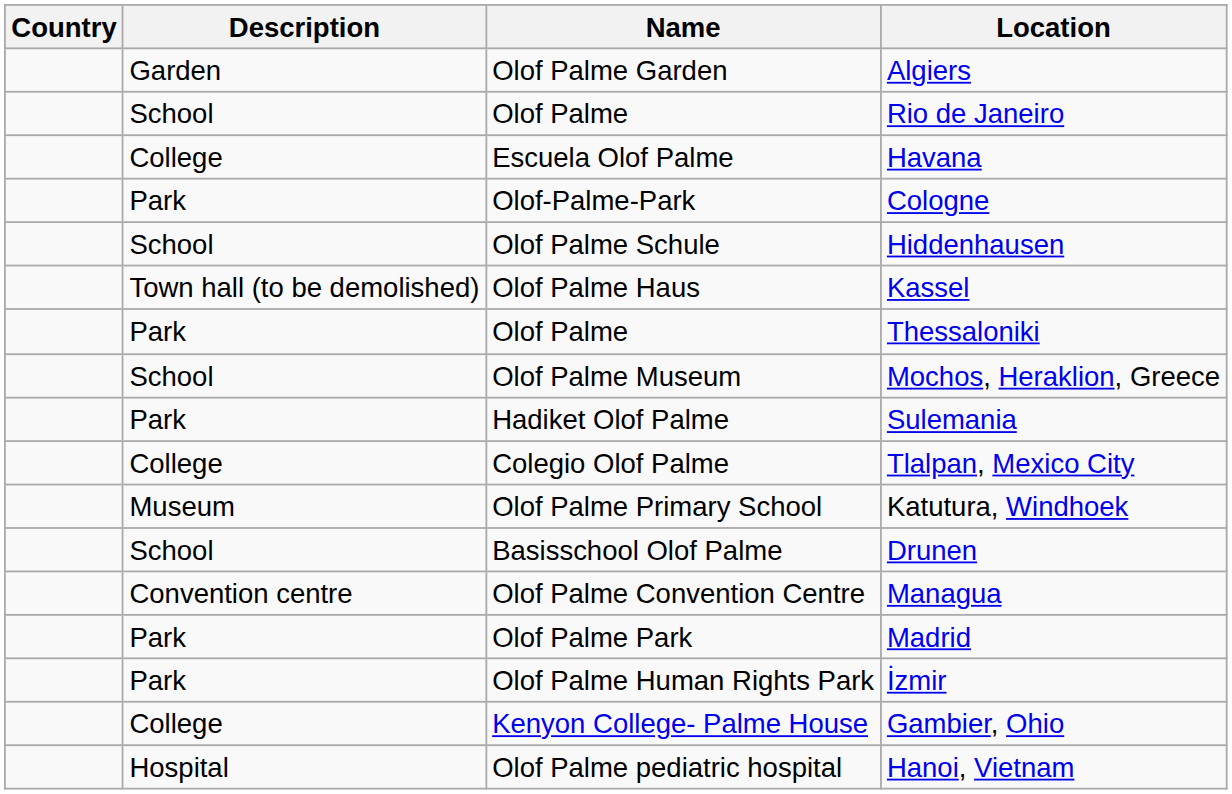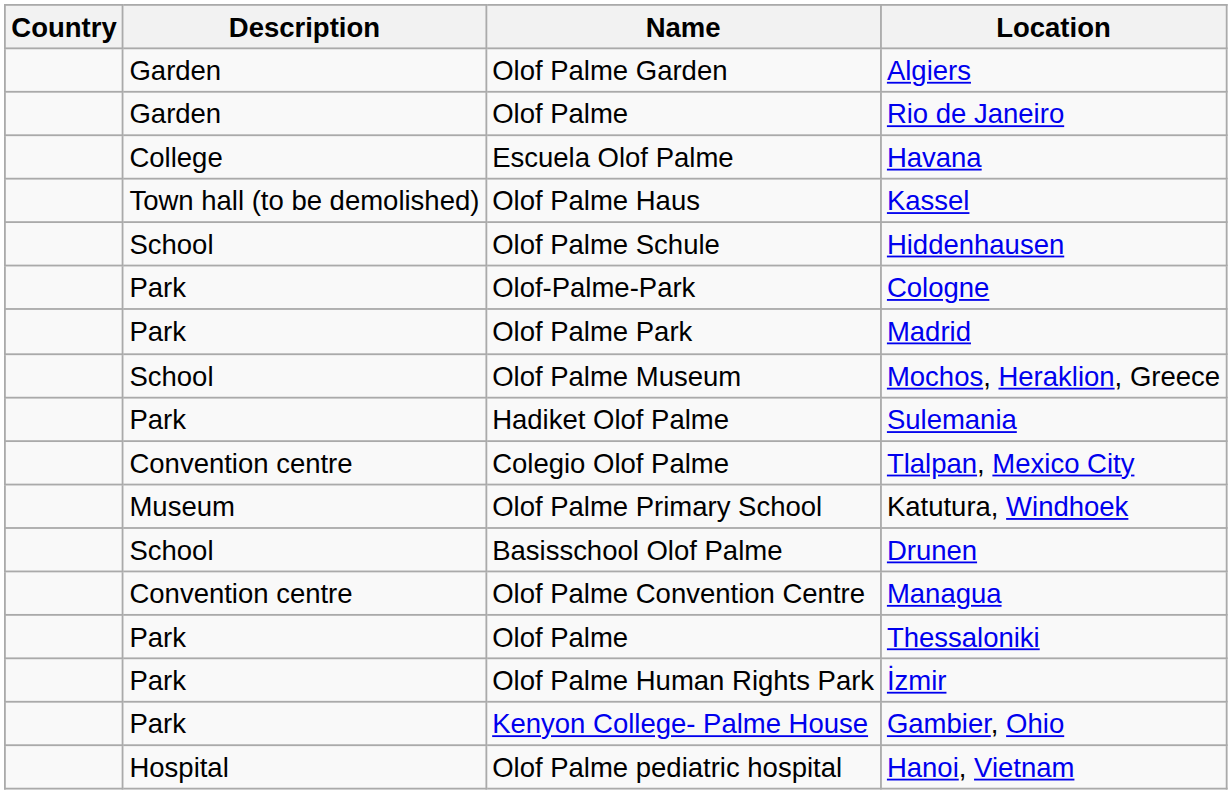(171, 114) School -> (175, 114) Garden
rows swapped: (938, 201) <-> (928, 288)
rows swapped: (963, 332) <-> (929, 637)
(176, 462) College -> (241, 462) Convention centre
(176, 724) College -> (158, 724) Park
